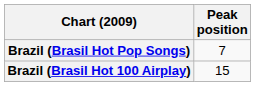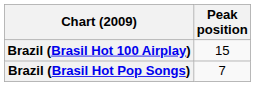rows swapped: (99, 71) <-> (99, 50)
